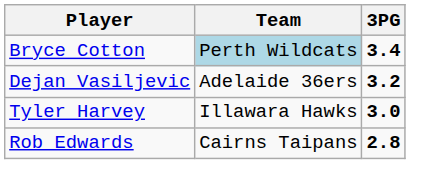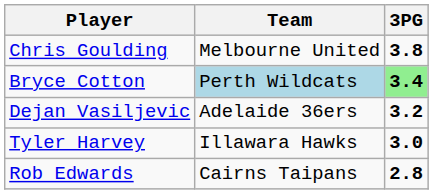+ row: (88, 51)
(383, 51) no background -> (406, 82) lightgreen background
